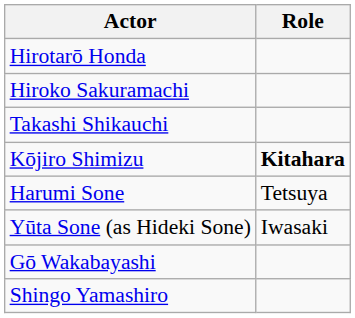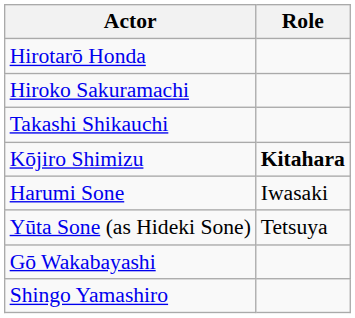(294, 192) Tetsuya -> (294, 192) Iwasaki
(294, 227) Iwasaki -> (294, 227) Tetsuya
